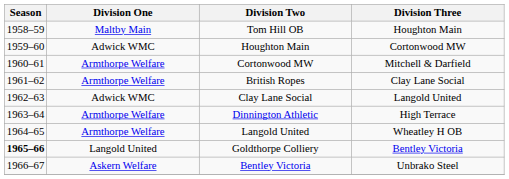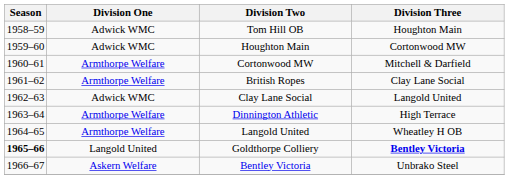(123, 30) Maltby Main -> (123, 30) Adwick WMC
(428, 149) normal -> (428, 149) bold
